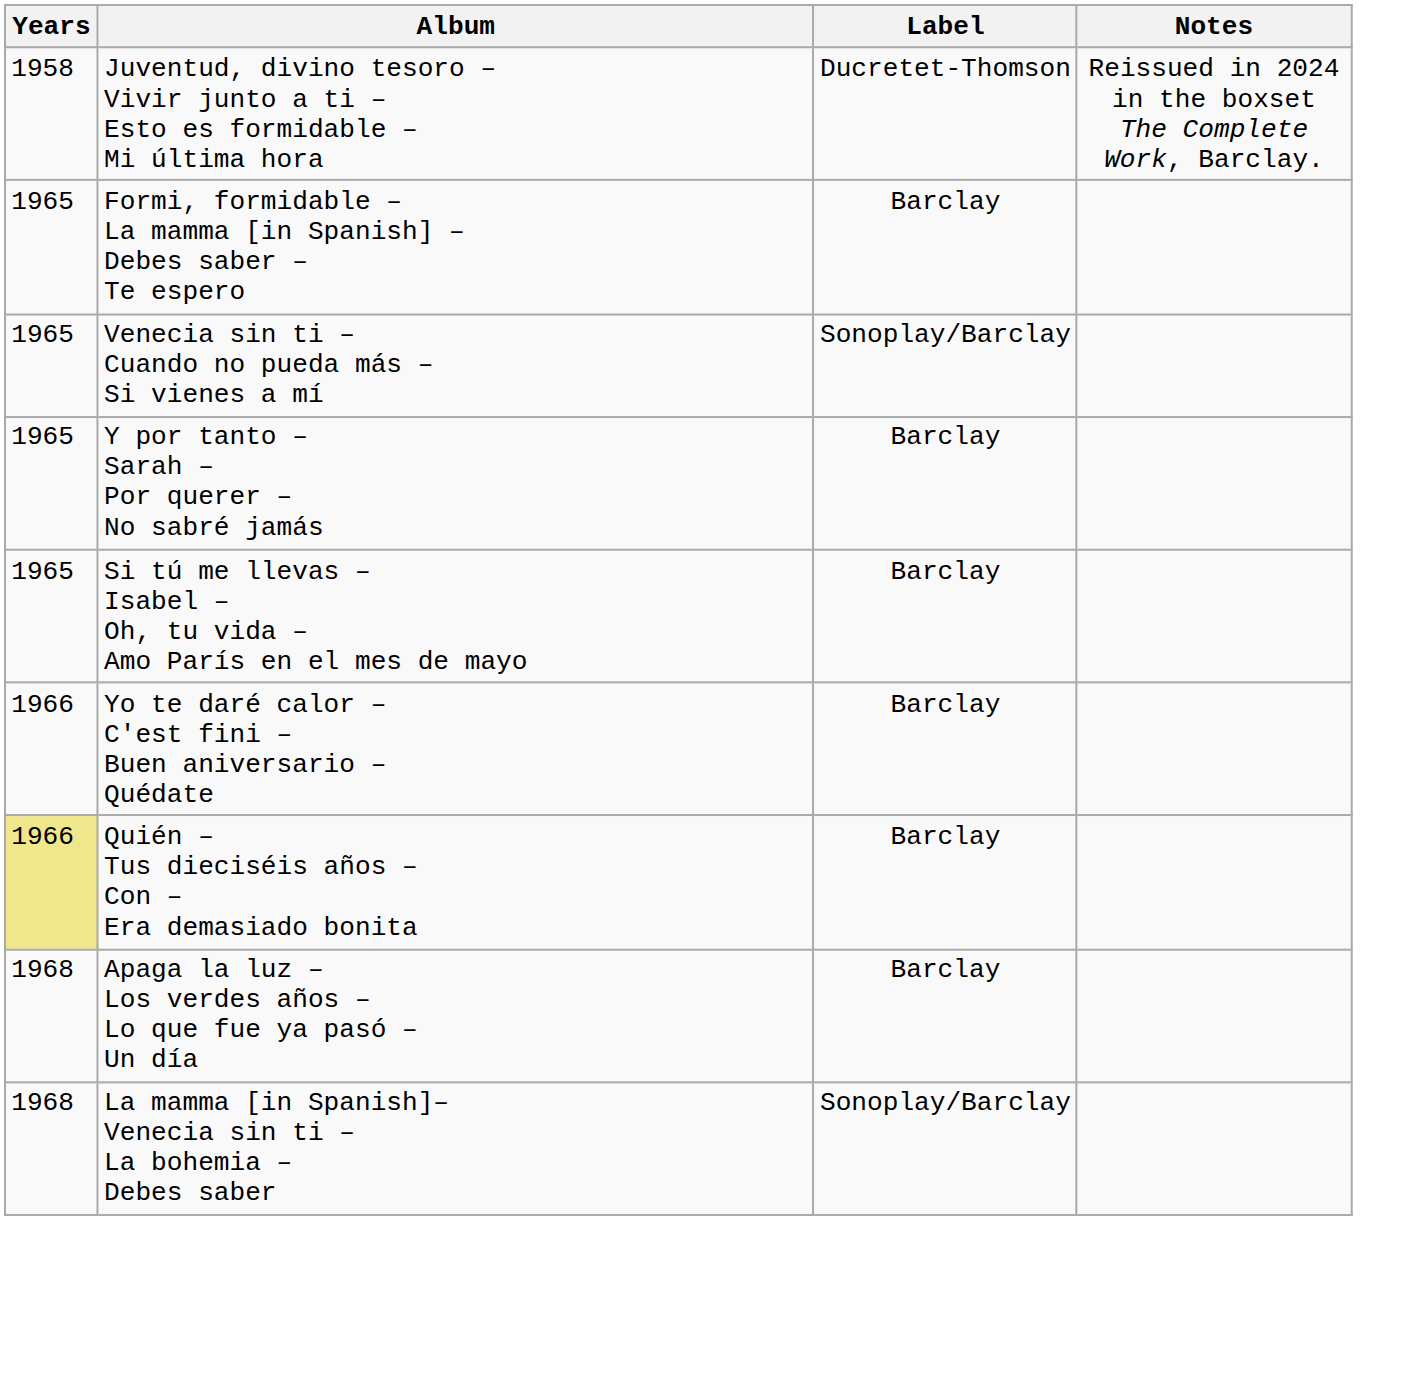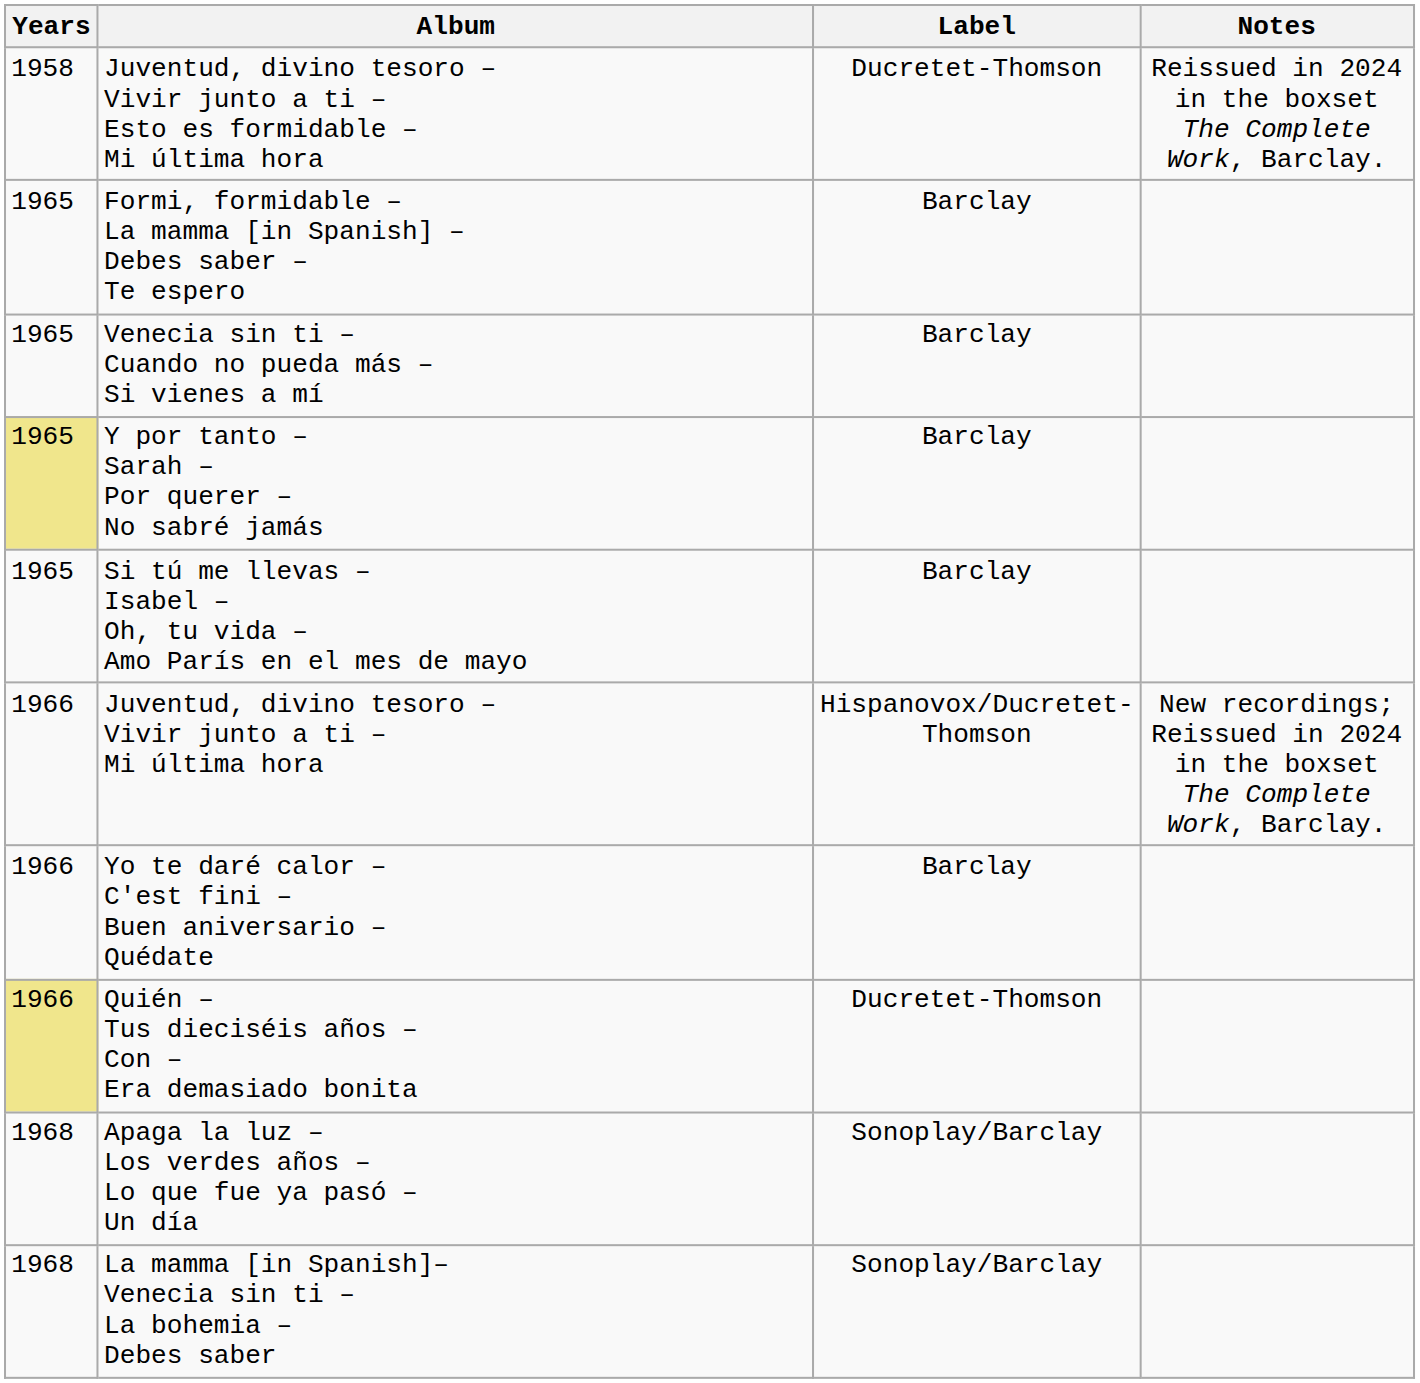(945, 335) Sonoplay/Barclay -> (977, 335) Barclay
(43, 438) no background -> (43, 438) khaki background
+ row: (300, 734)
(945, 837) Barclay -> (977, 1000) Ducretet-Thomson
(945, 970) Barclay -> (977, 1133) Sonoplay/Barclay
